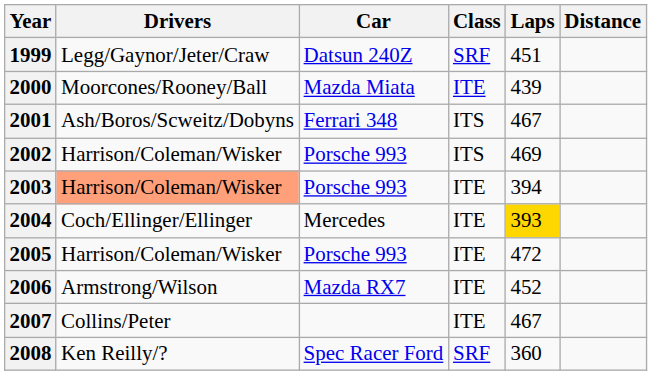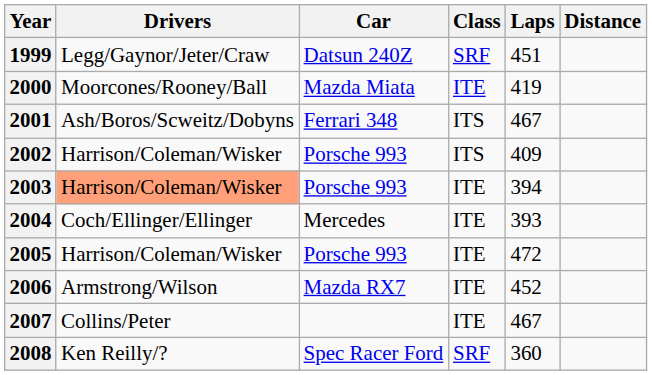(526, 87) 439 -> (526, 87) 419
(526, 154) 469 -> (526, 154) 409
(526, 220) gold background -> (526, 220) no background
